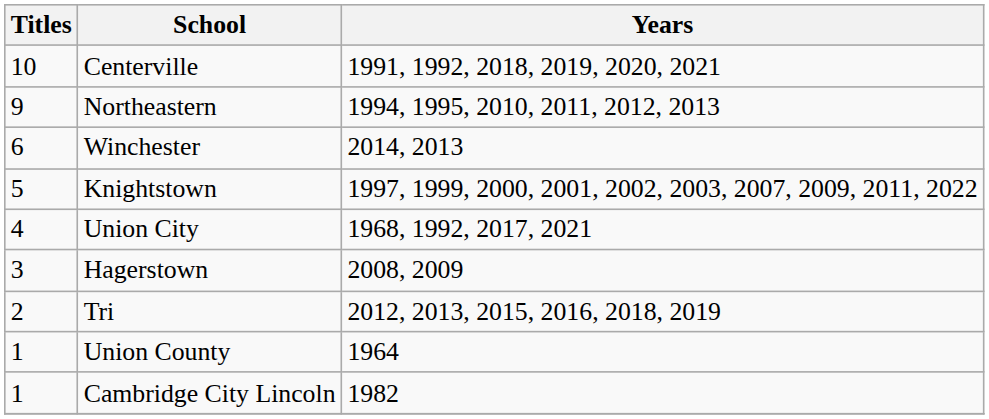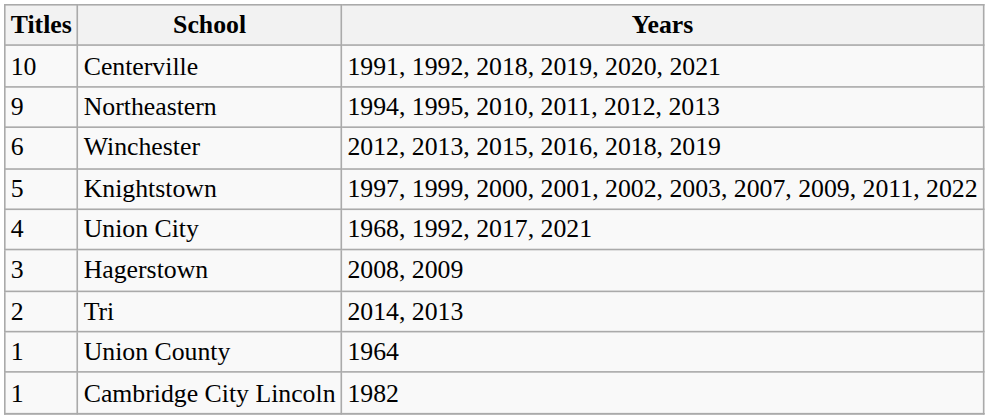(405, 147) 2014, 2013 -> (534, 147) 2012, 2013, 2015, 2016, 2018, 2019
(534, 310) 2012, 2013, 2015, 2016, 2018, 2019 -> (405, 310) 2014, 2013
